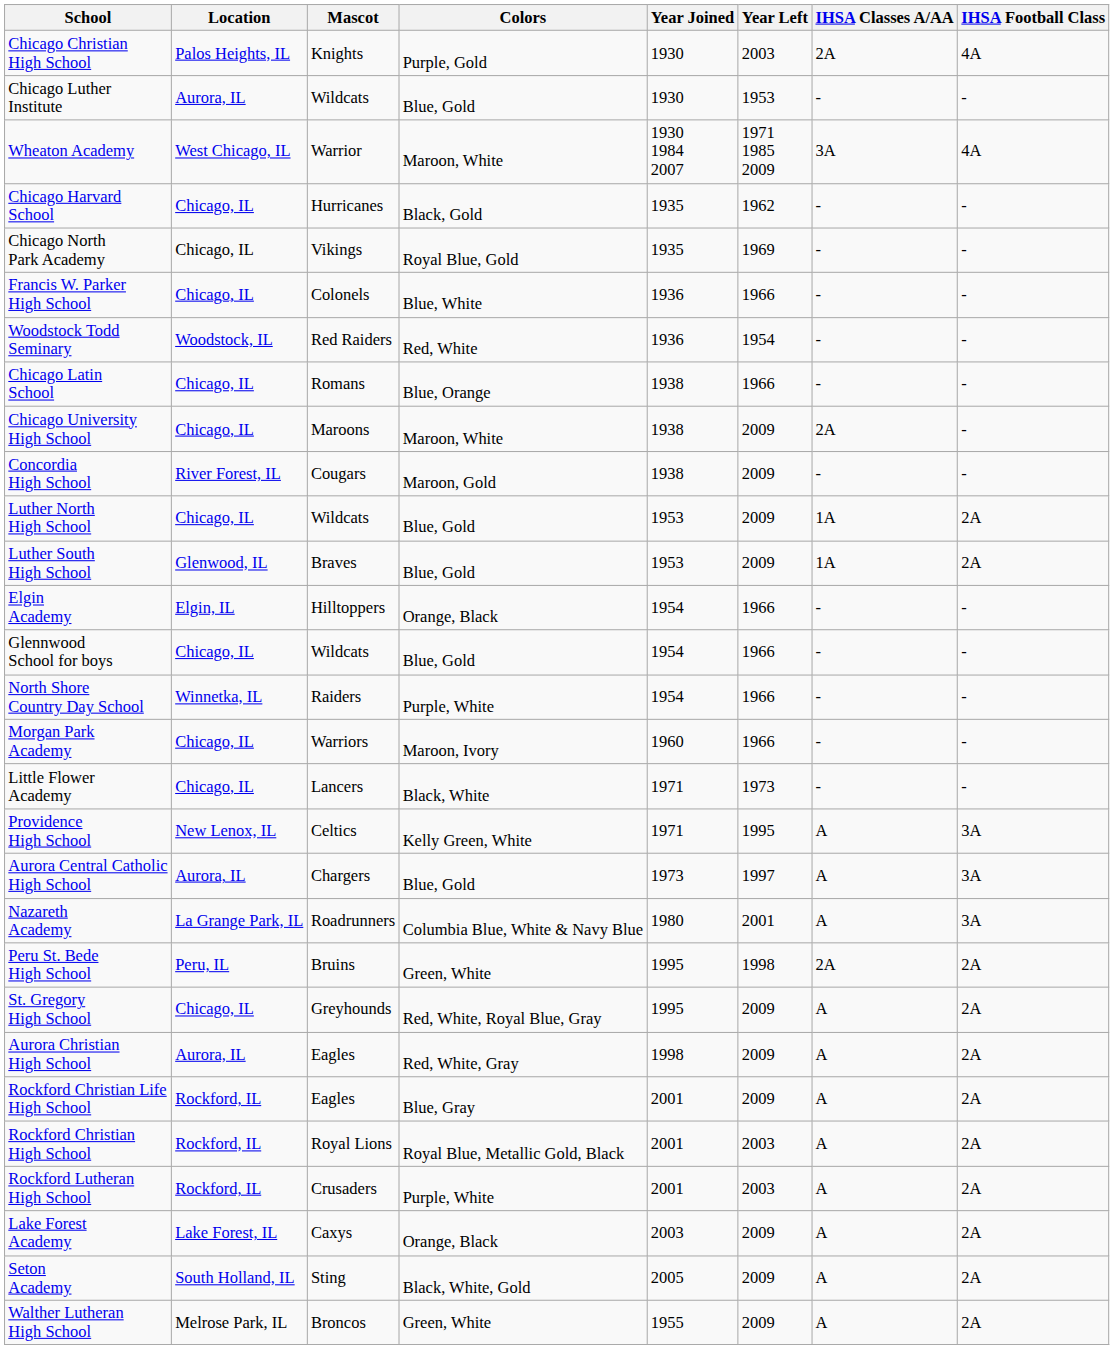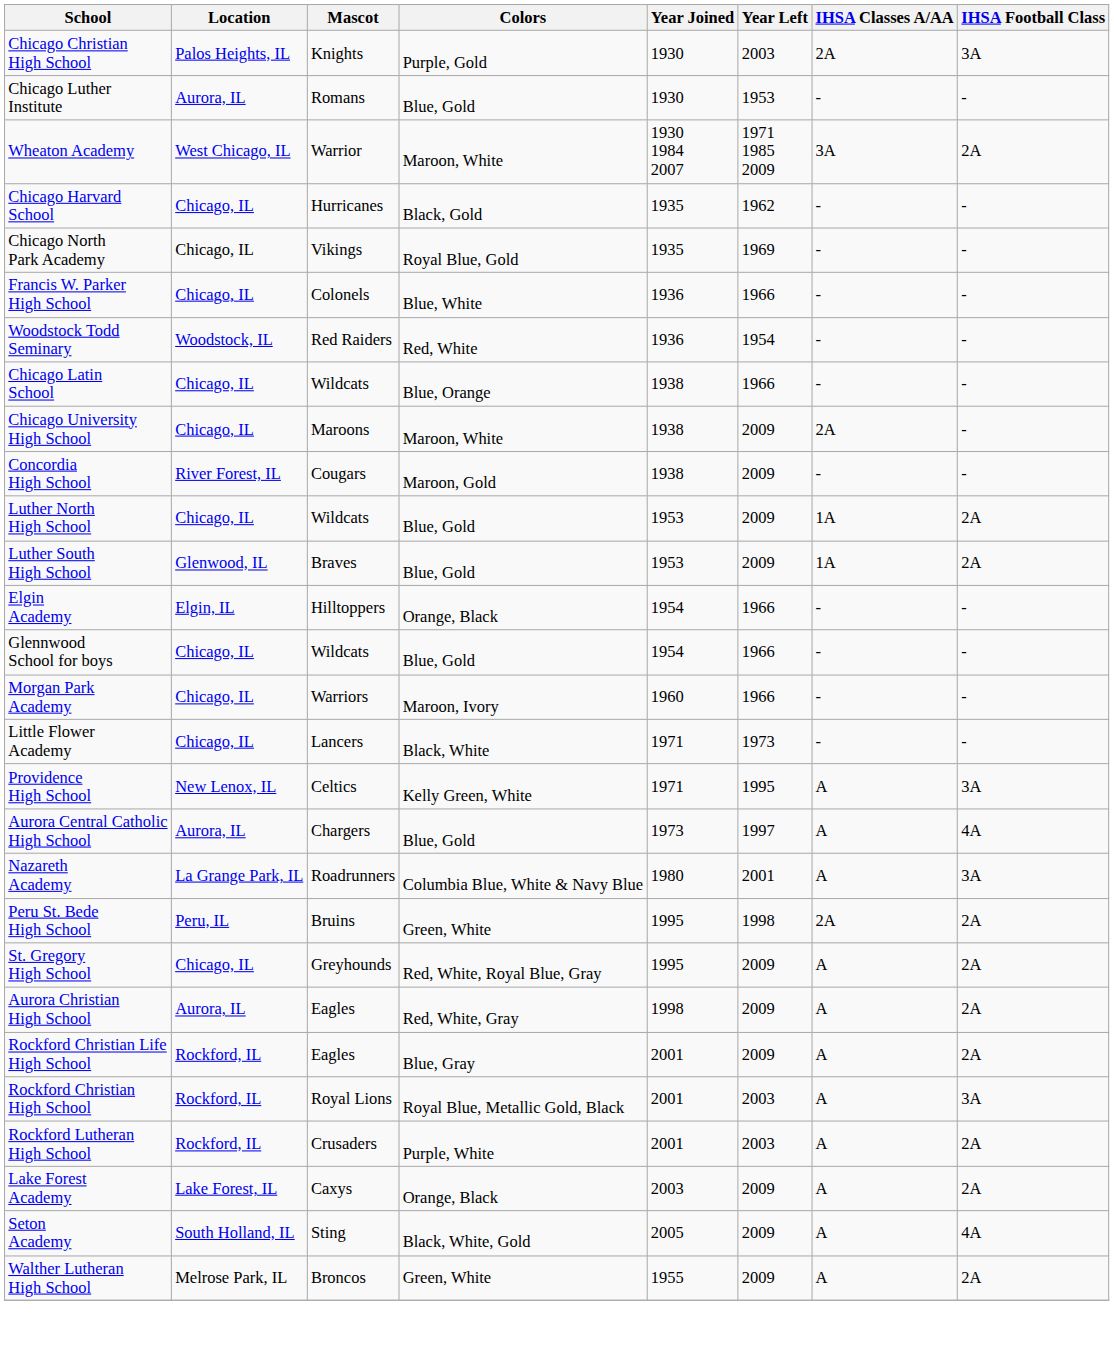(971, 52) 4A -> (971, 52) 3A
(340, 97) Wildcats -> (338, 97) Romans
(971, 151) 4A -> (971, 151) 2A
(338, 384) Romans -> (340, 384) Wildcats
- row: (76, 696)
(971, 875) 3A -> (971, 831) 4A
(971, 1143) 2A -> (971, 1099) 3A
(971, 1277) 2A -> (971, 1233) 4A
